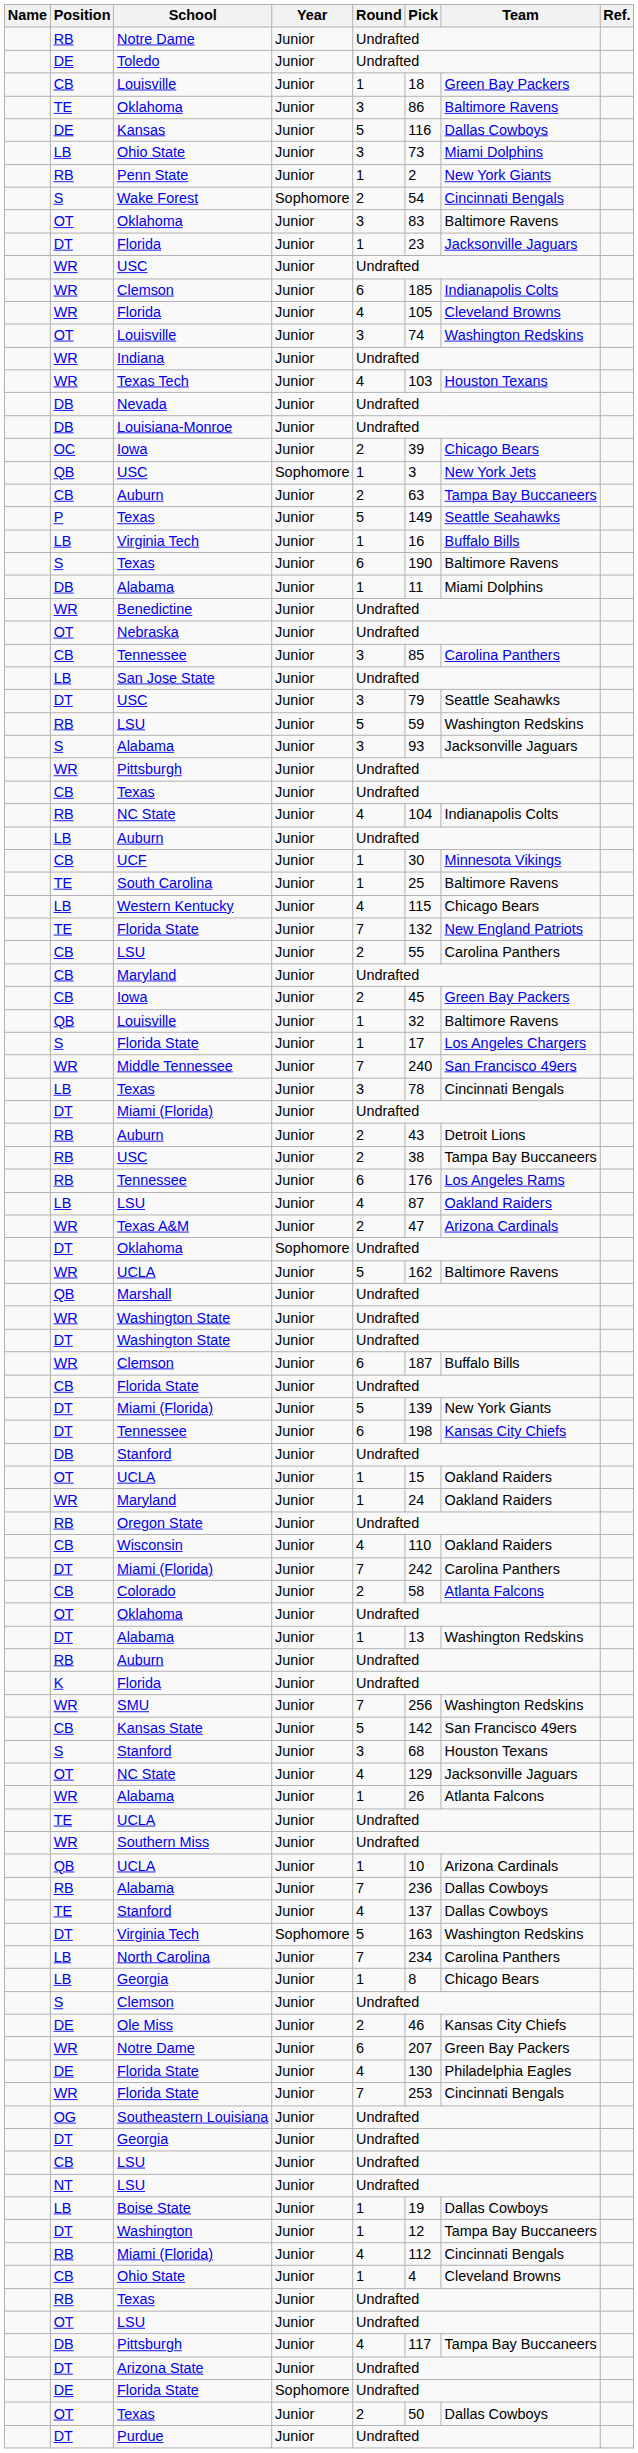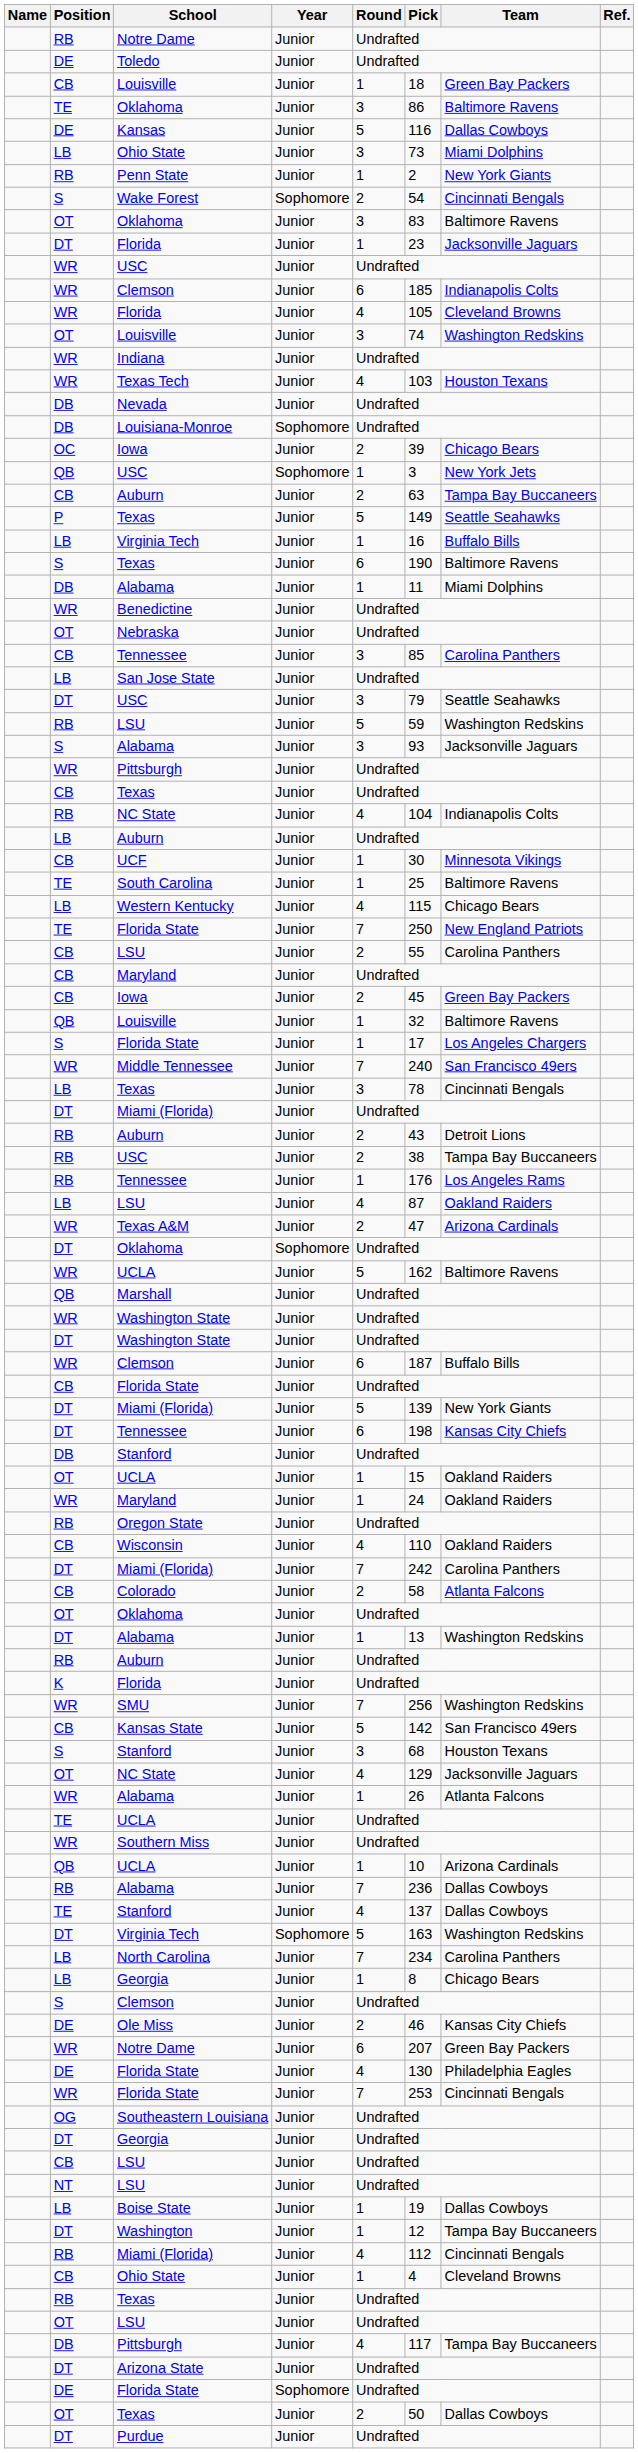(295, 426) Junior -> (312, 426) Sophomore
(420, 929) 132 -> (420, 929) 250
(360, 1180) 6 -> (360, 1180) 1
